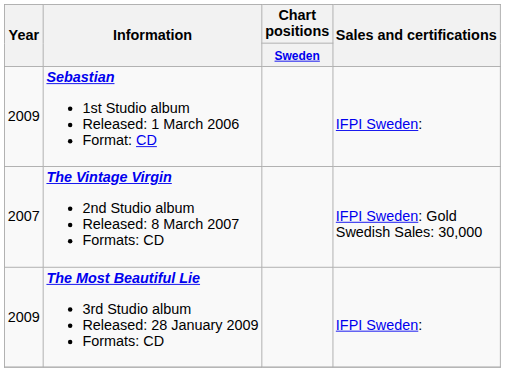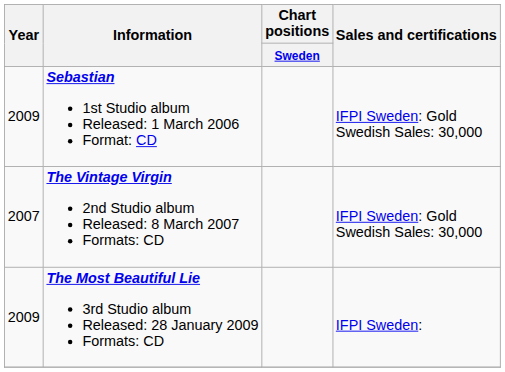(379, 124) IFPI Sweden: -> (409, 124) IFPI Sweden: Gold Swedish Sales: 30,000
